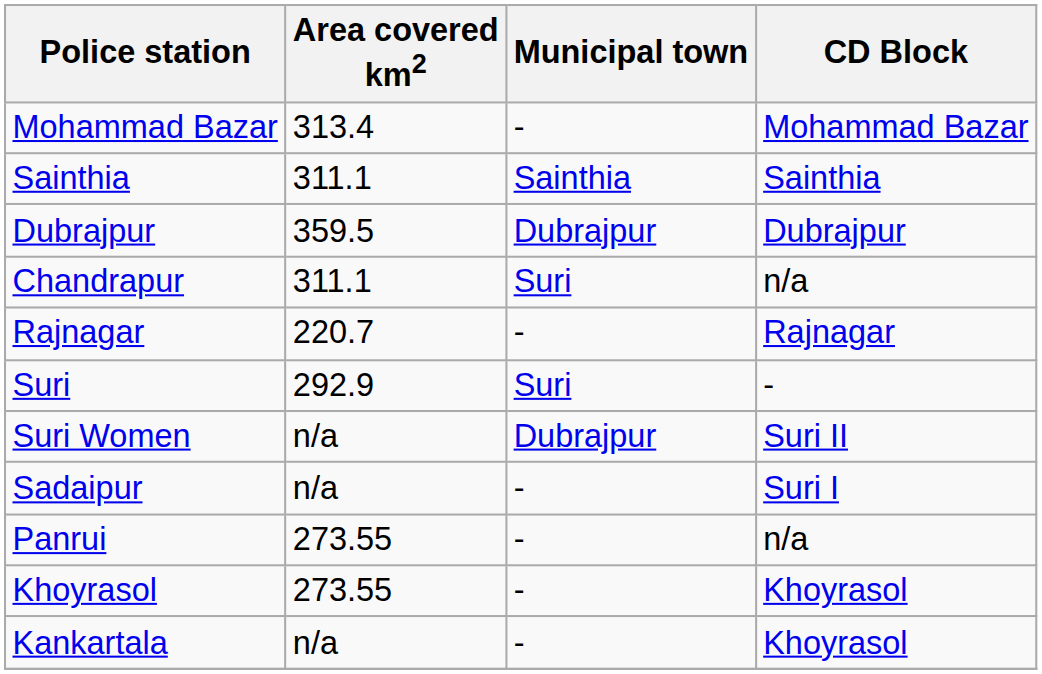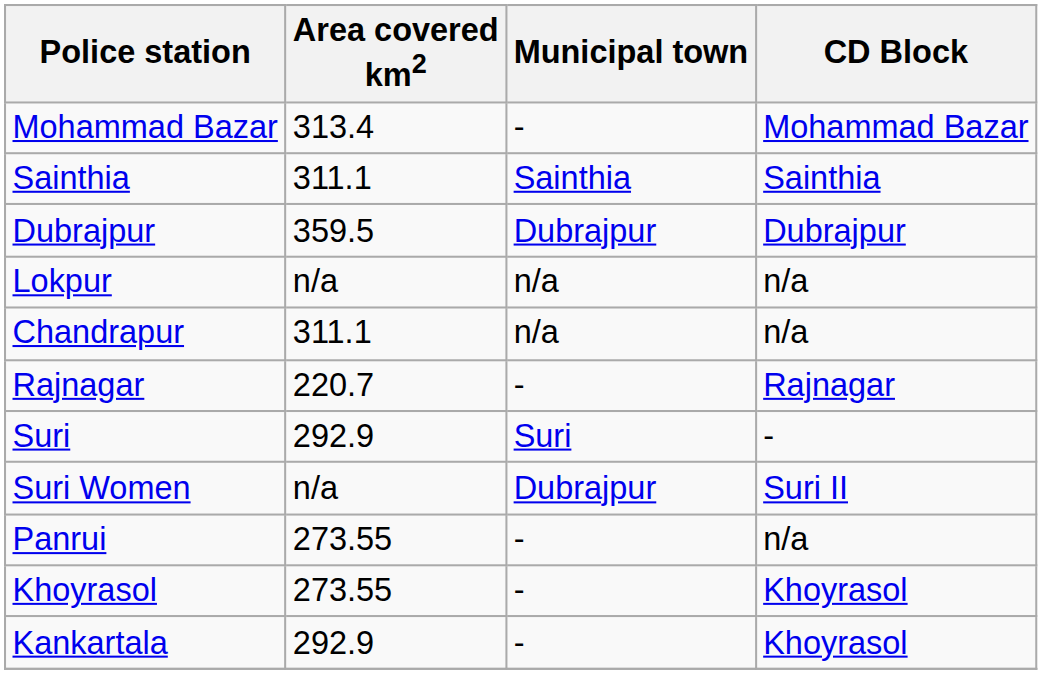+ row: (62, 281)
(543, 281) Suri -> (536, 333) n/a
- row: (78, 487)
(315, 642) n/a -> (333, 642) 292.9
